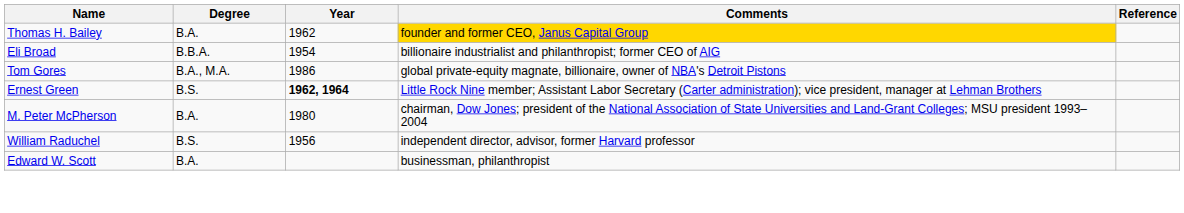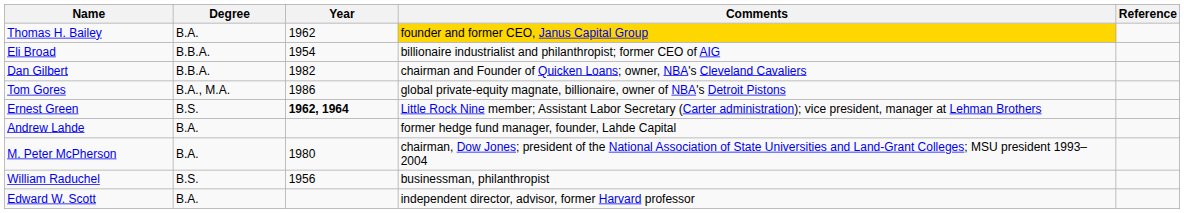+ row: (37, 71)
+ row: (46, 128)
(548, 141) independent director, advisor, former Harvard professor -> (475, 179) businessman, philanthropist
(475, 160) businessman, philanthropist -> (548, 198) independent director, advisor, former Harvard professor
